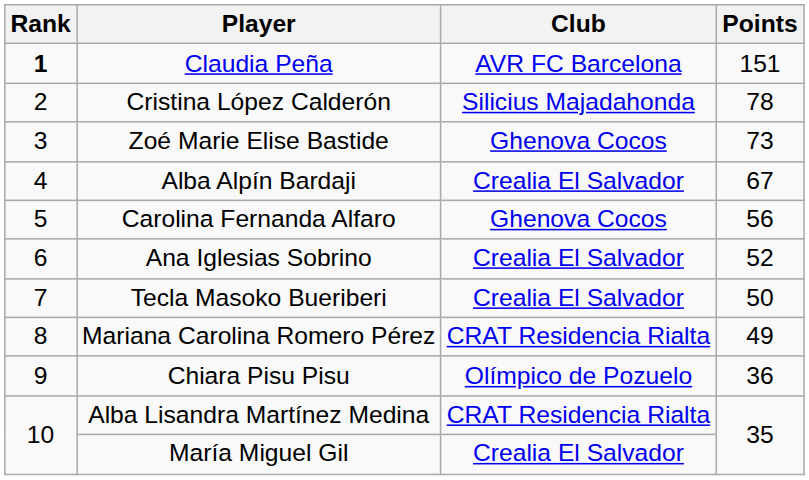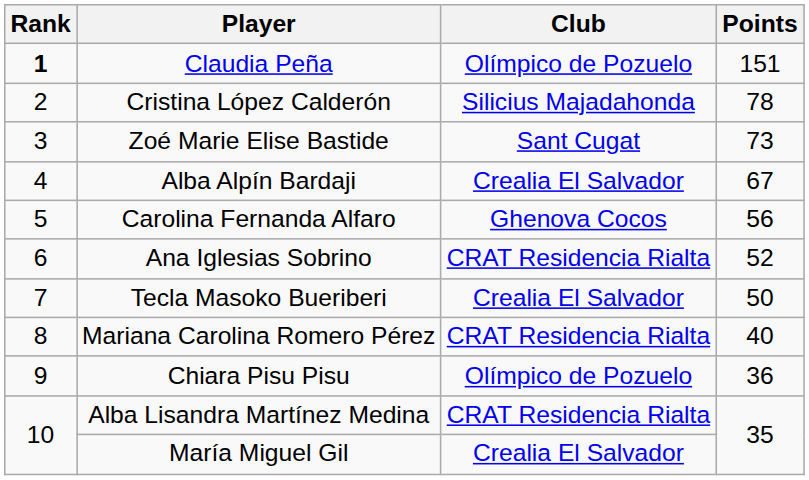(578, 63) AVR FC Barcelona -> (578, 63) Olímpico de Pozuelo
(578, 141) Ghenova Cocos -> (578, 141) Sant Cugat
(578, 258) Crealia El Salvador -> (578, 258) CRAT Residencia Rialta
(760, 336) 49 -> (760, 336) 40
